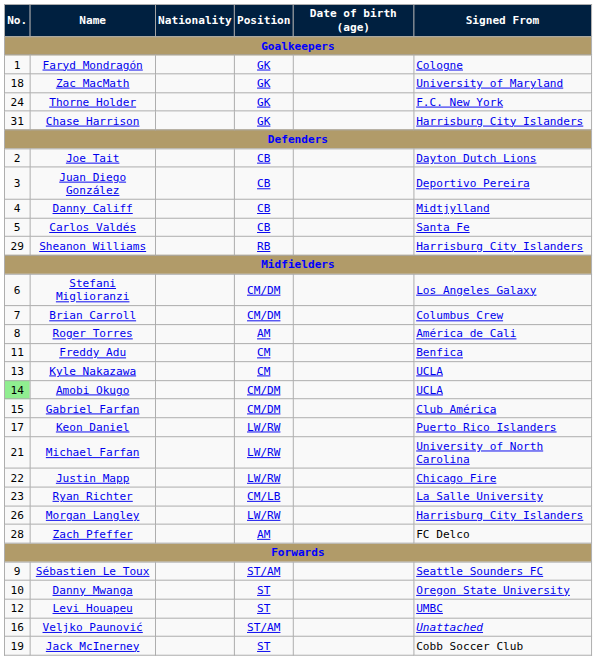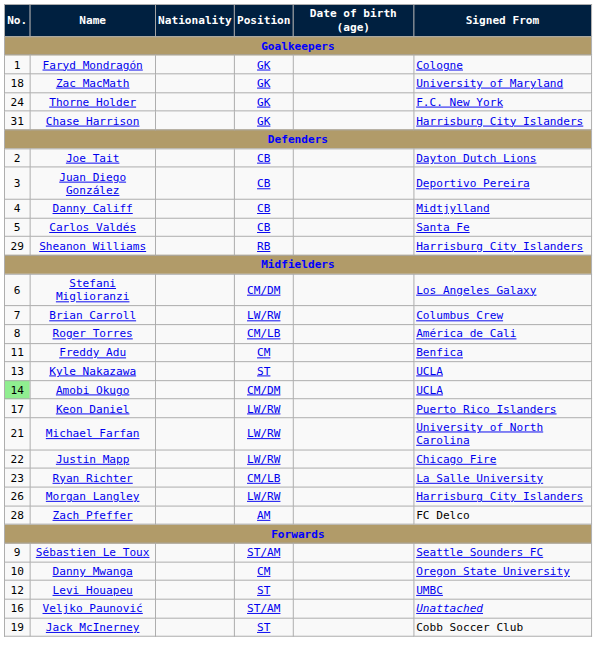(264, 315) CM/DM -> (264, 315) LW/RW
(264, 334) AM -> (264, 334) CM/LB
(264, 371) CM -> (264, 371) ST
- row: (93, 408)
(264, 590) ST -> (264, 571) CM
